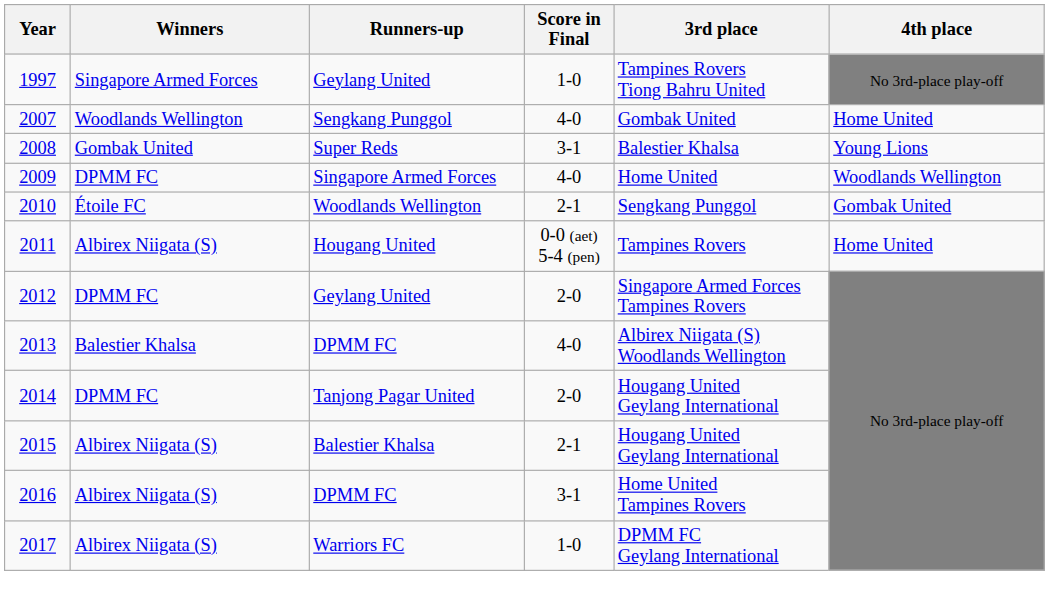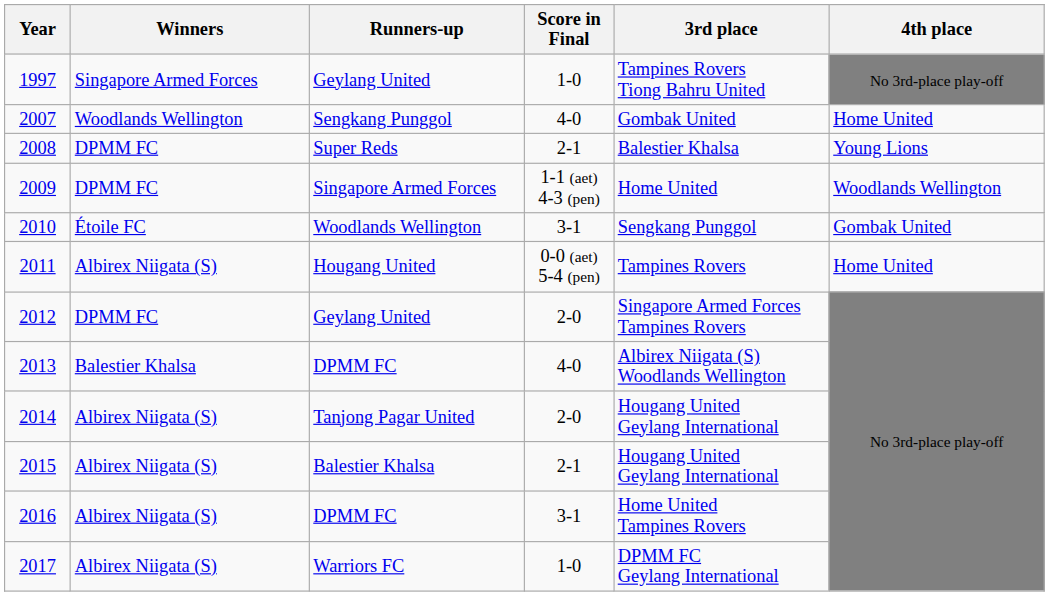(134, 148) Gombak United -> (116, 148) DPMM FC
(569, 148) 3-1 -> (569, 148) 2-1
(569, 177) 4-0 -> (569, 187) 1-1 (aet) 4-3 (pen)
(569, 206) 2-1 -> (569, 227) 3-1
(116, 395) DPMM FC -> (146, 416) Albirex Niigata (S)
